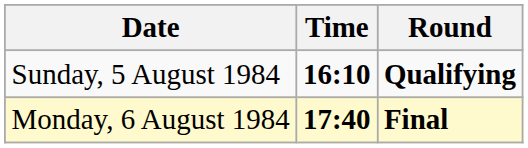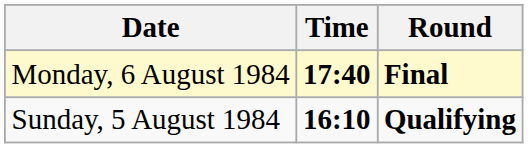rows swapped: (146, 73) <-> (151, 119)
